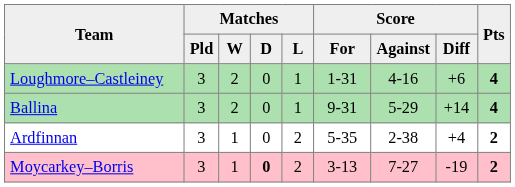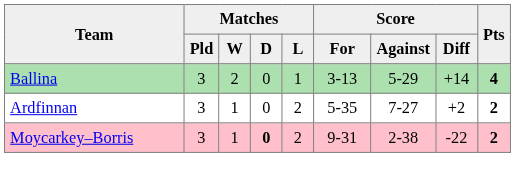- row: (87, 78)
(342, 108) 9-31 -> (342, 78) 3-13
(403, 137) 2-38 -> (403, 108) 7-27
(456, 137) +4 -> (456, 108) +2
(342, 167) 3-13 -> (342, 137) 9-31
(403, 167) 7-27 -> (403, 137) 2-38
(456, 167) -19 -> (456, 137) -22
